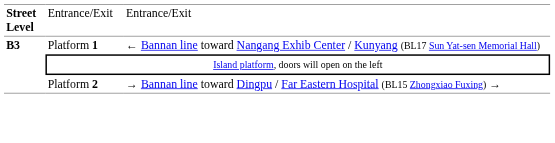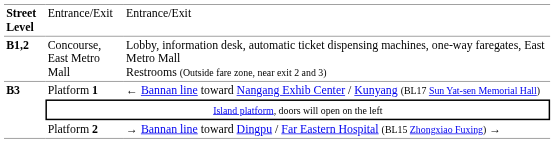+ row: (74, 58)
